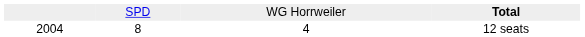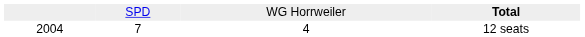(138, 29) 8 -> (138, 29) 7
